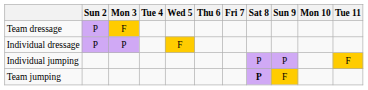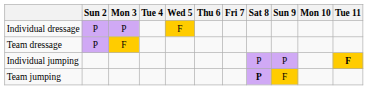rows swapped: (43, 45) <-> (34, 28)
(348, 61) normal -> (348, 61) bold
